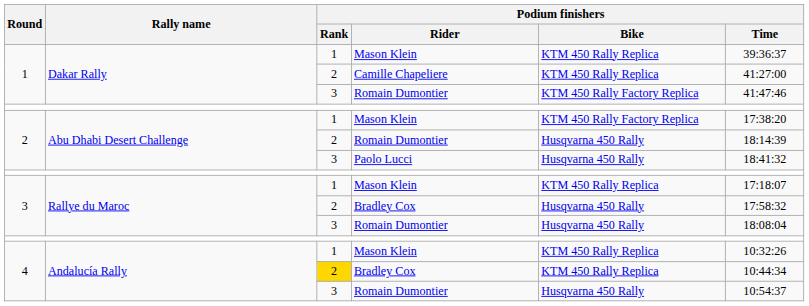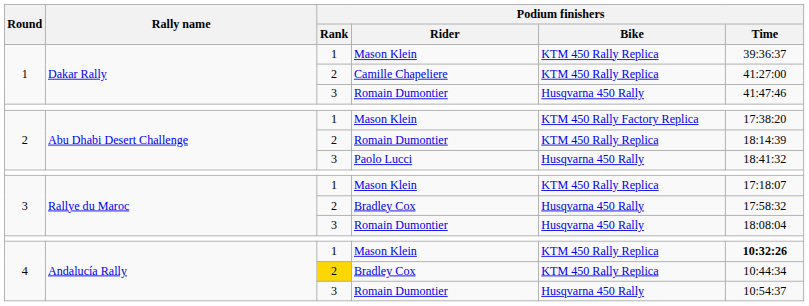(620, 93) KTM 450 Rally Factory Replica -> (593, 93) Husqvarna 450 Rally
(593, 139) Husqvarna 450 Rally -> (600, 139) KTM 450 Rally Replica
(765, 250) normal -> (765, 250) bold
